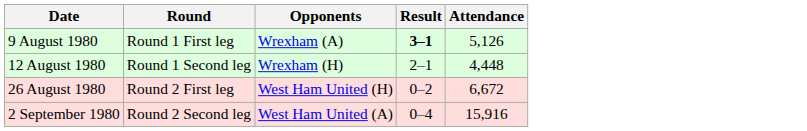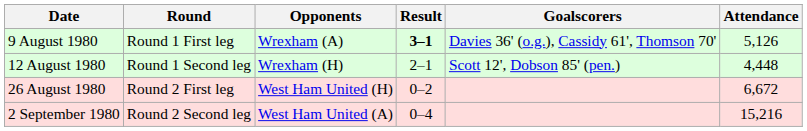+ column: (583, 16)
(486, 114) 15,916 -> (761, 114) 15,216
